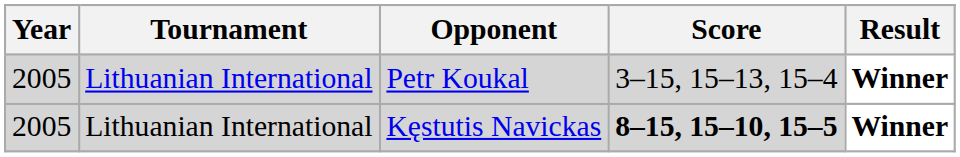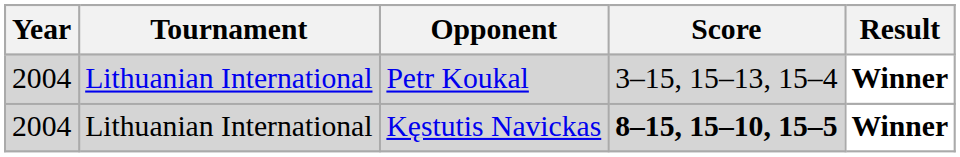(42, 78) 2005 -> (42, 78) 2004
(42, 127) 2005 -> (42, 127) 2004
